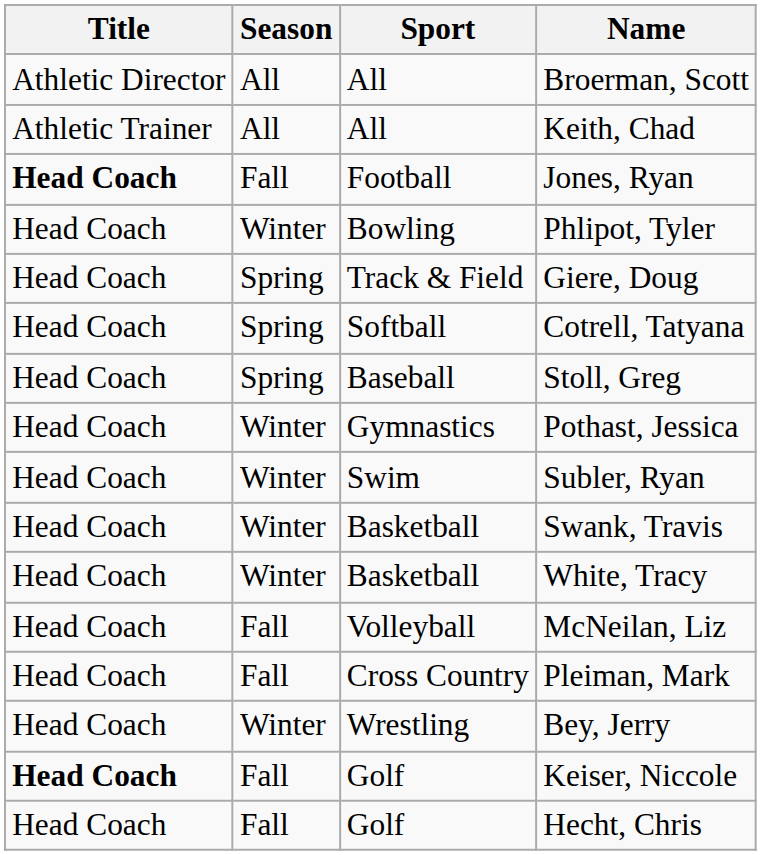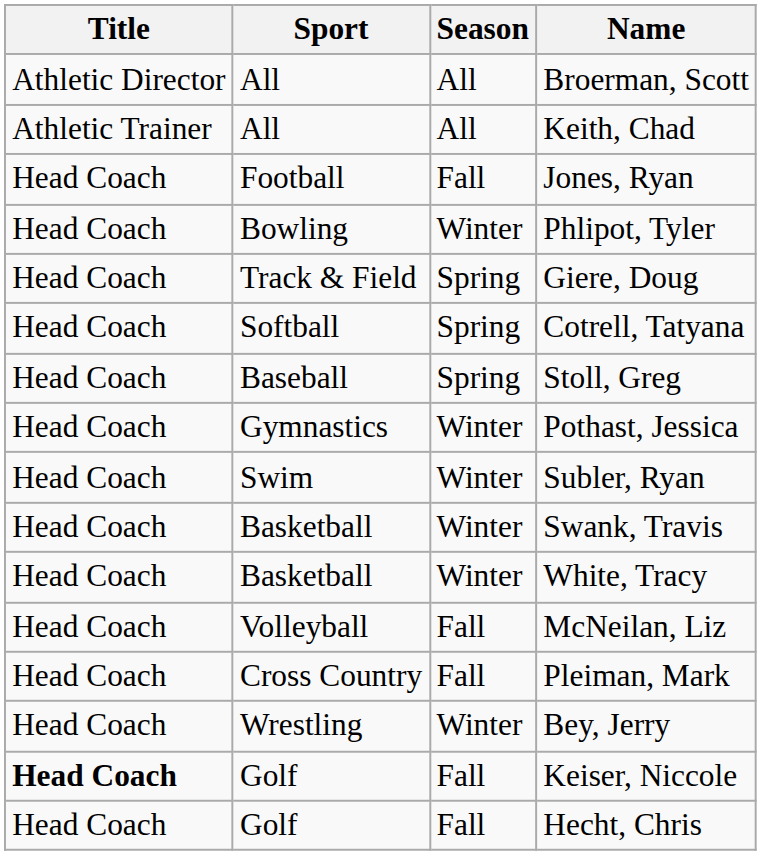columns swapped: (438, 29) <-> (286, 29)
(95, 178) bold -> (89, 178) normal
